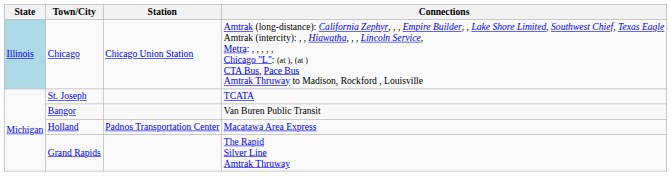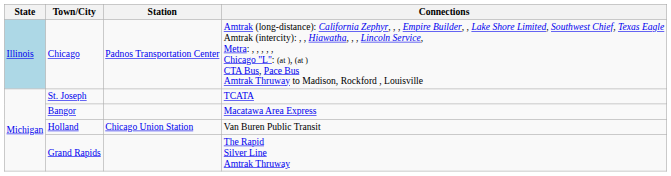(149, 54) Chicago Union Station -> (162, 54) Padnos Transportation Center
(272, 111) Van Buren Public Transit -> (270, 111) Macatawa Area Express
(162, 127) Padnos Transportation Center -> (149, 127) Chicago Union Station
(270, 127) Macatawa Area Express -> (272, 127) Van Buren Public Transit
